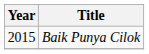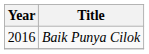(22, 37) 2015 -> (22, 37) 2016
